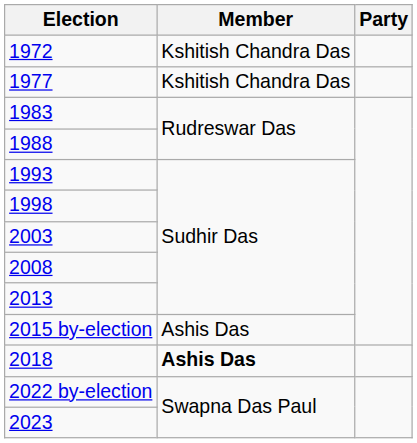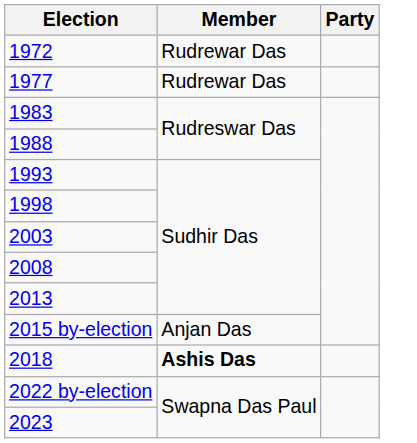(256, 50) Kshitish Chandra Das -> (224, 50) Rudrewar Das
(256, 81) Kshitish Chandra Das -> (224, 81) Rudrewar Das
(205, 329) Ashis Das -> (206, 329) Anjan Das
